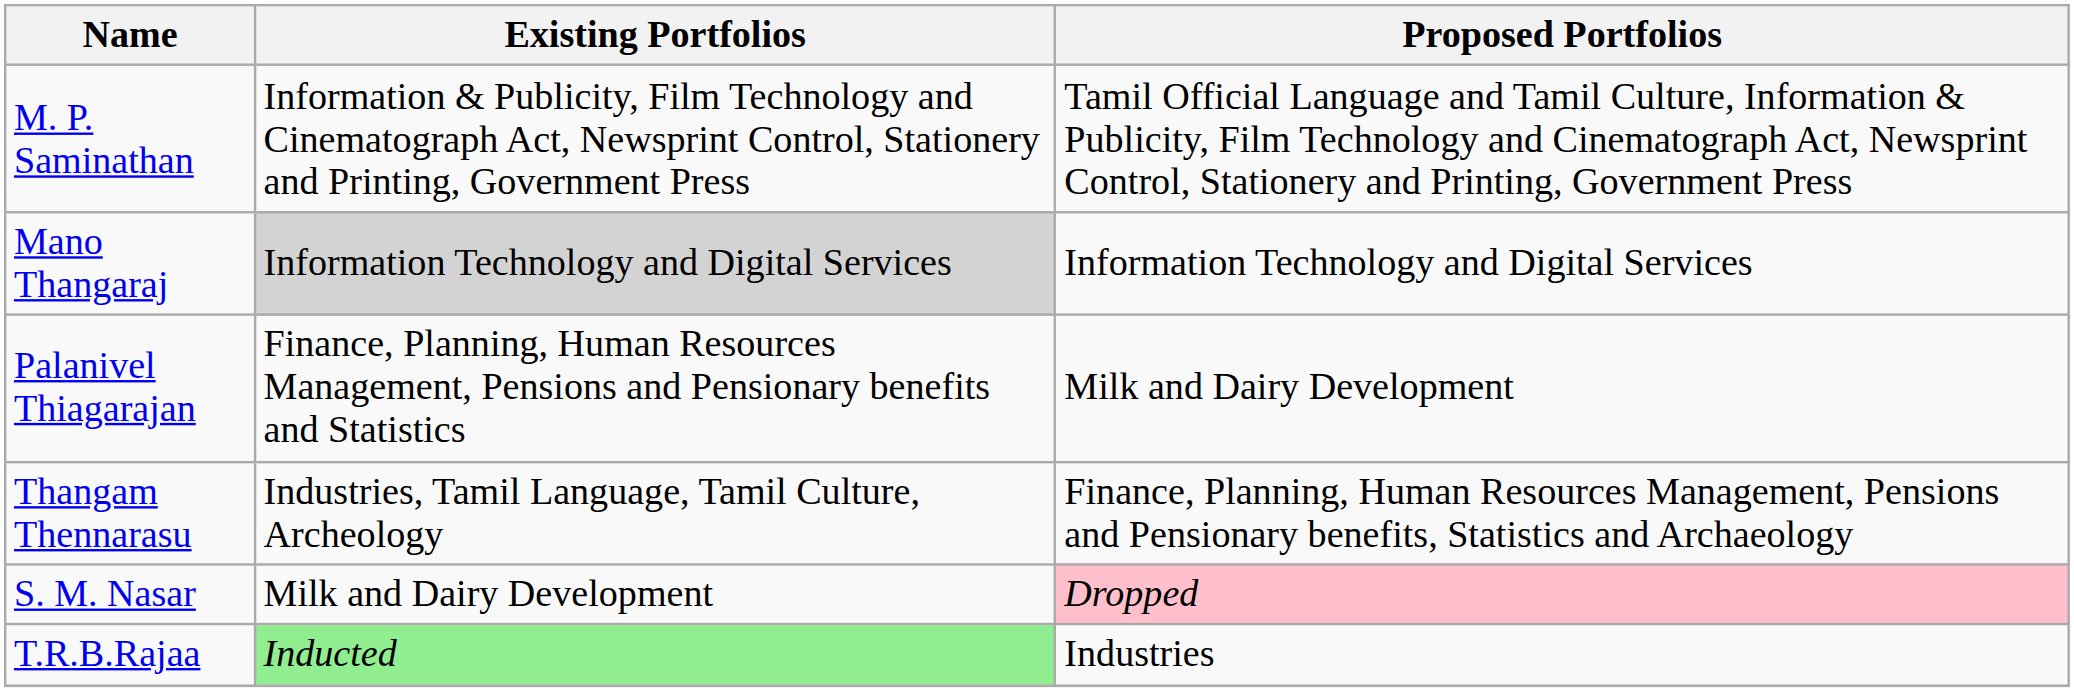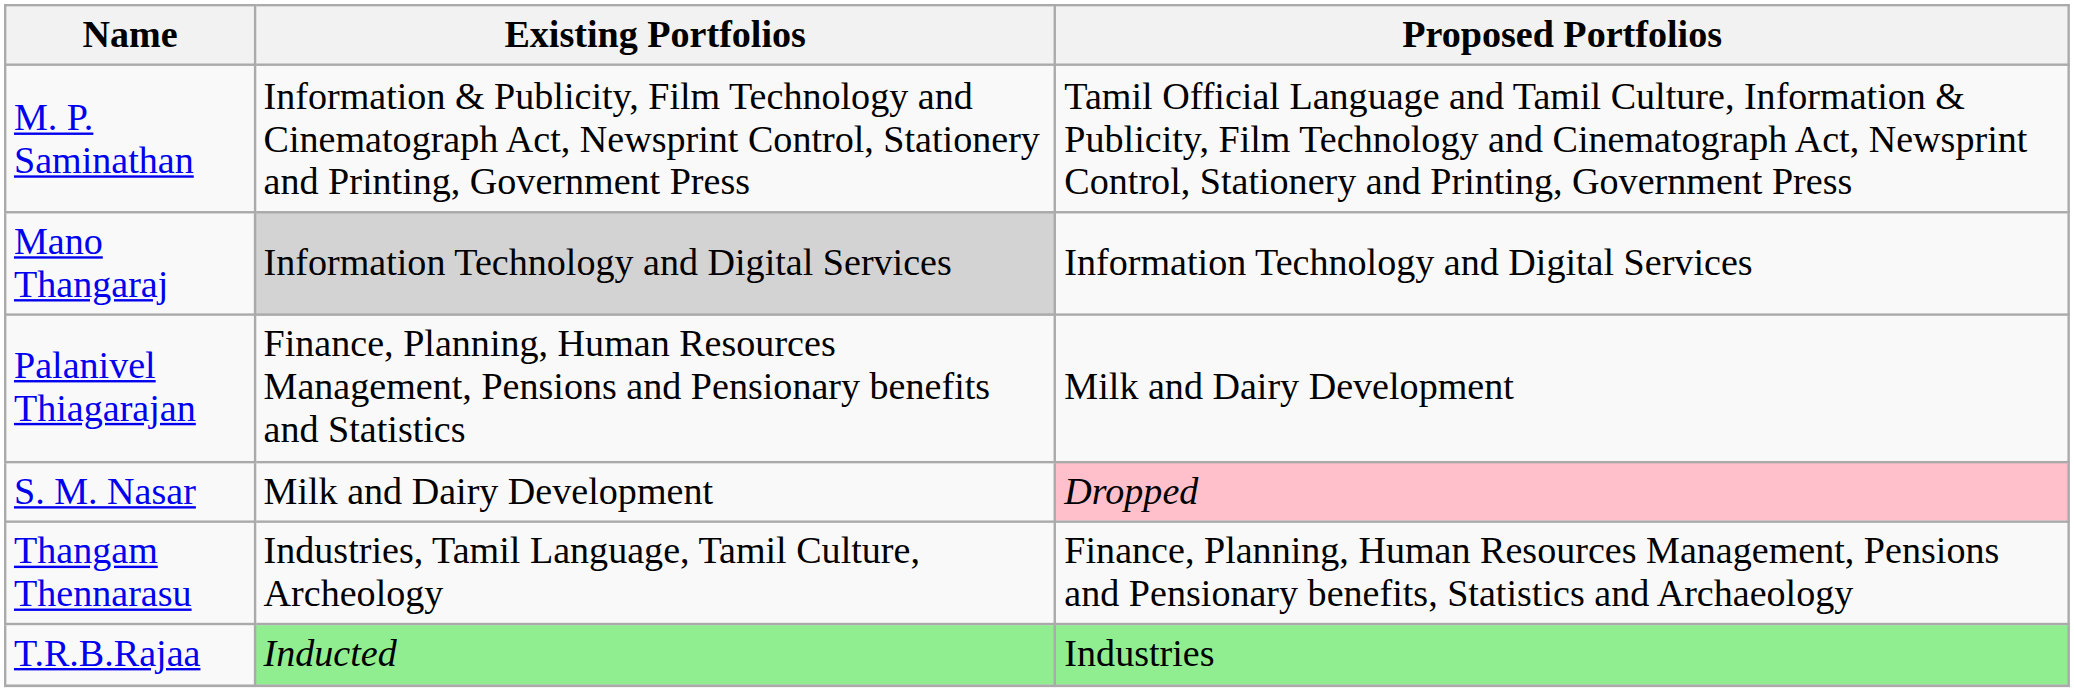rows swapped: (103, 511) <-> (105, 593)
(1139, 654) no background -> (1139, 654) lightgreen background
